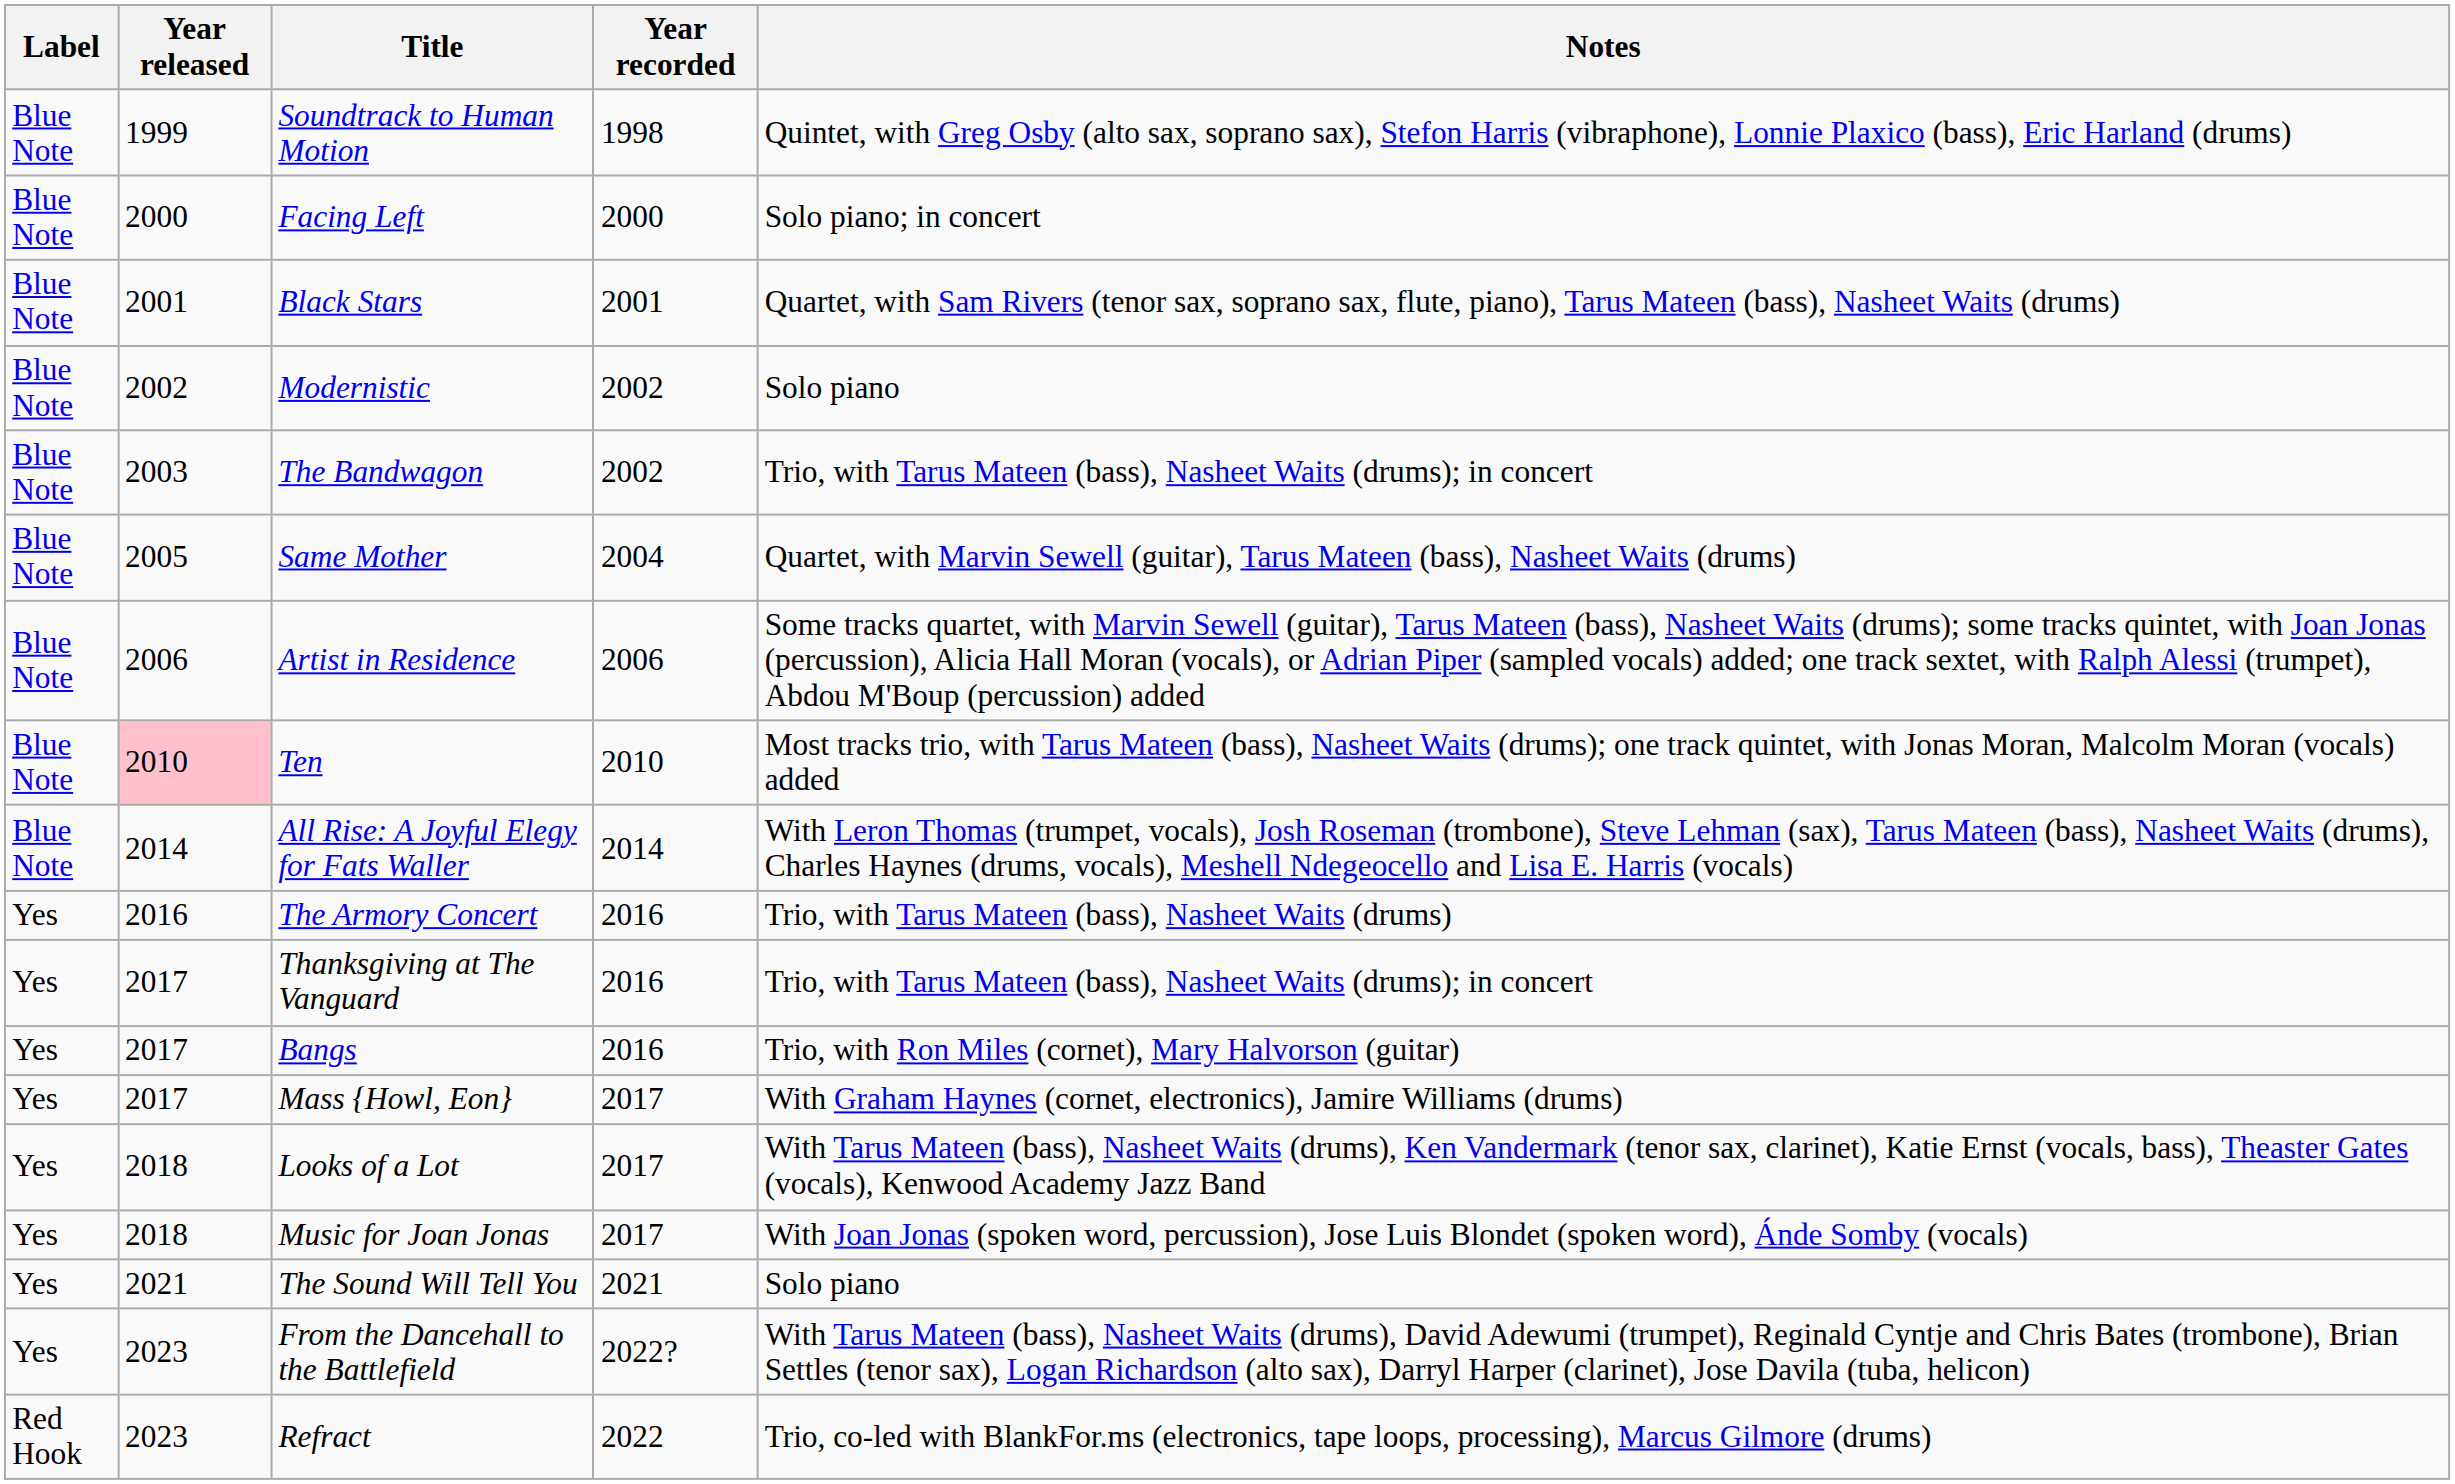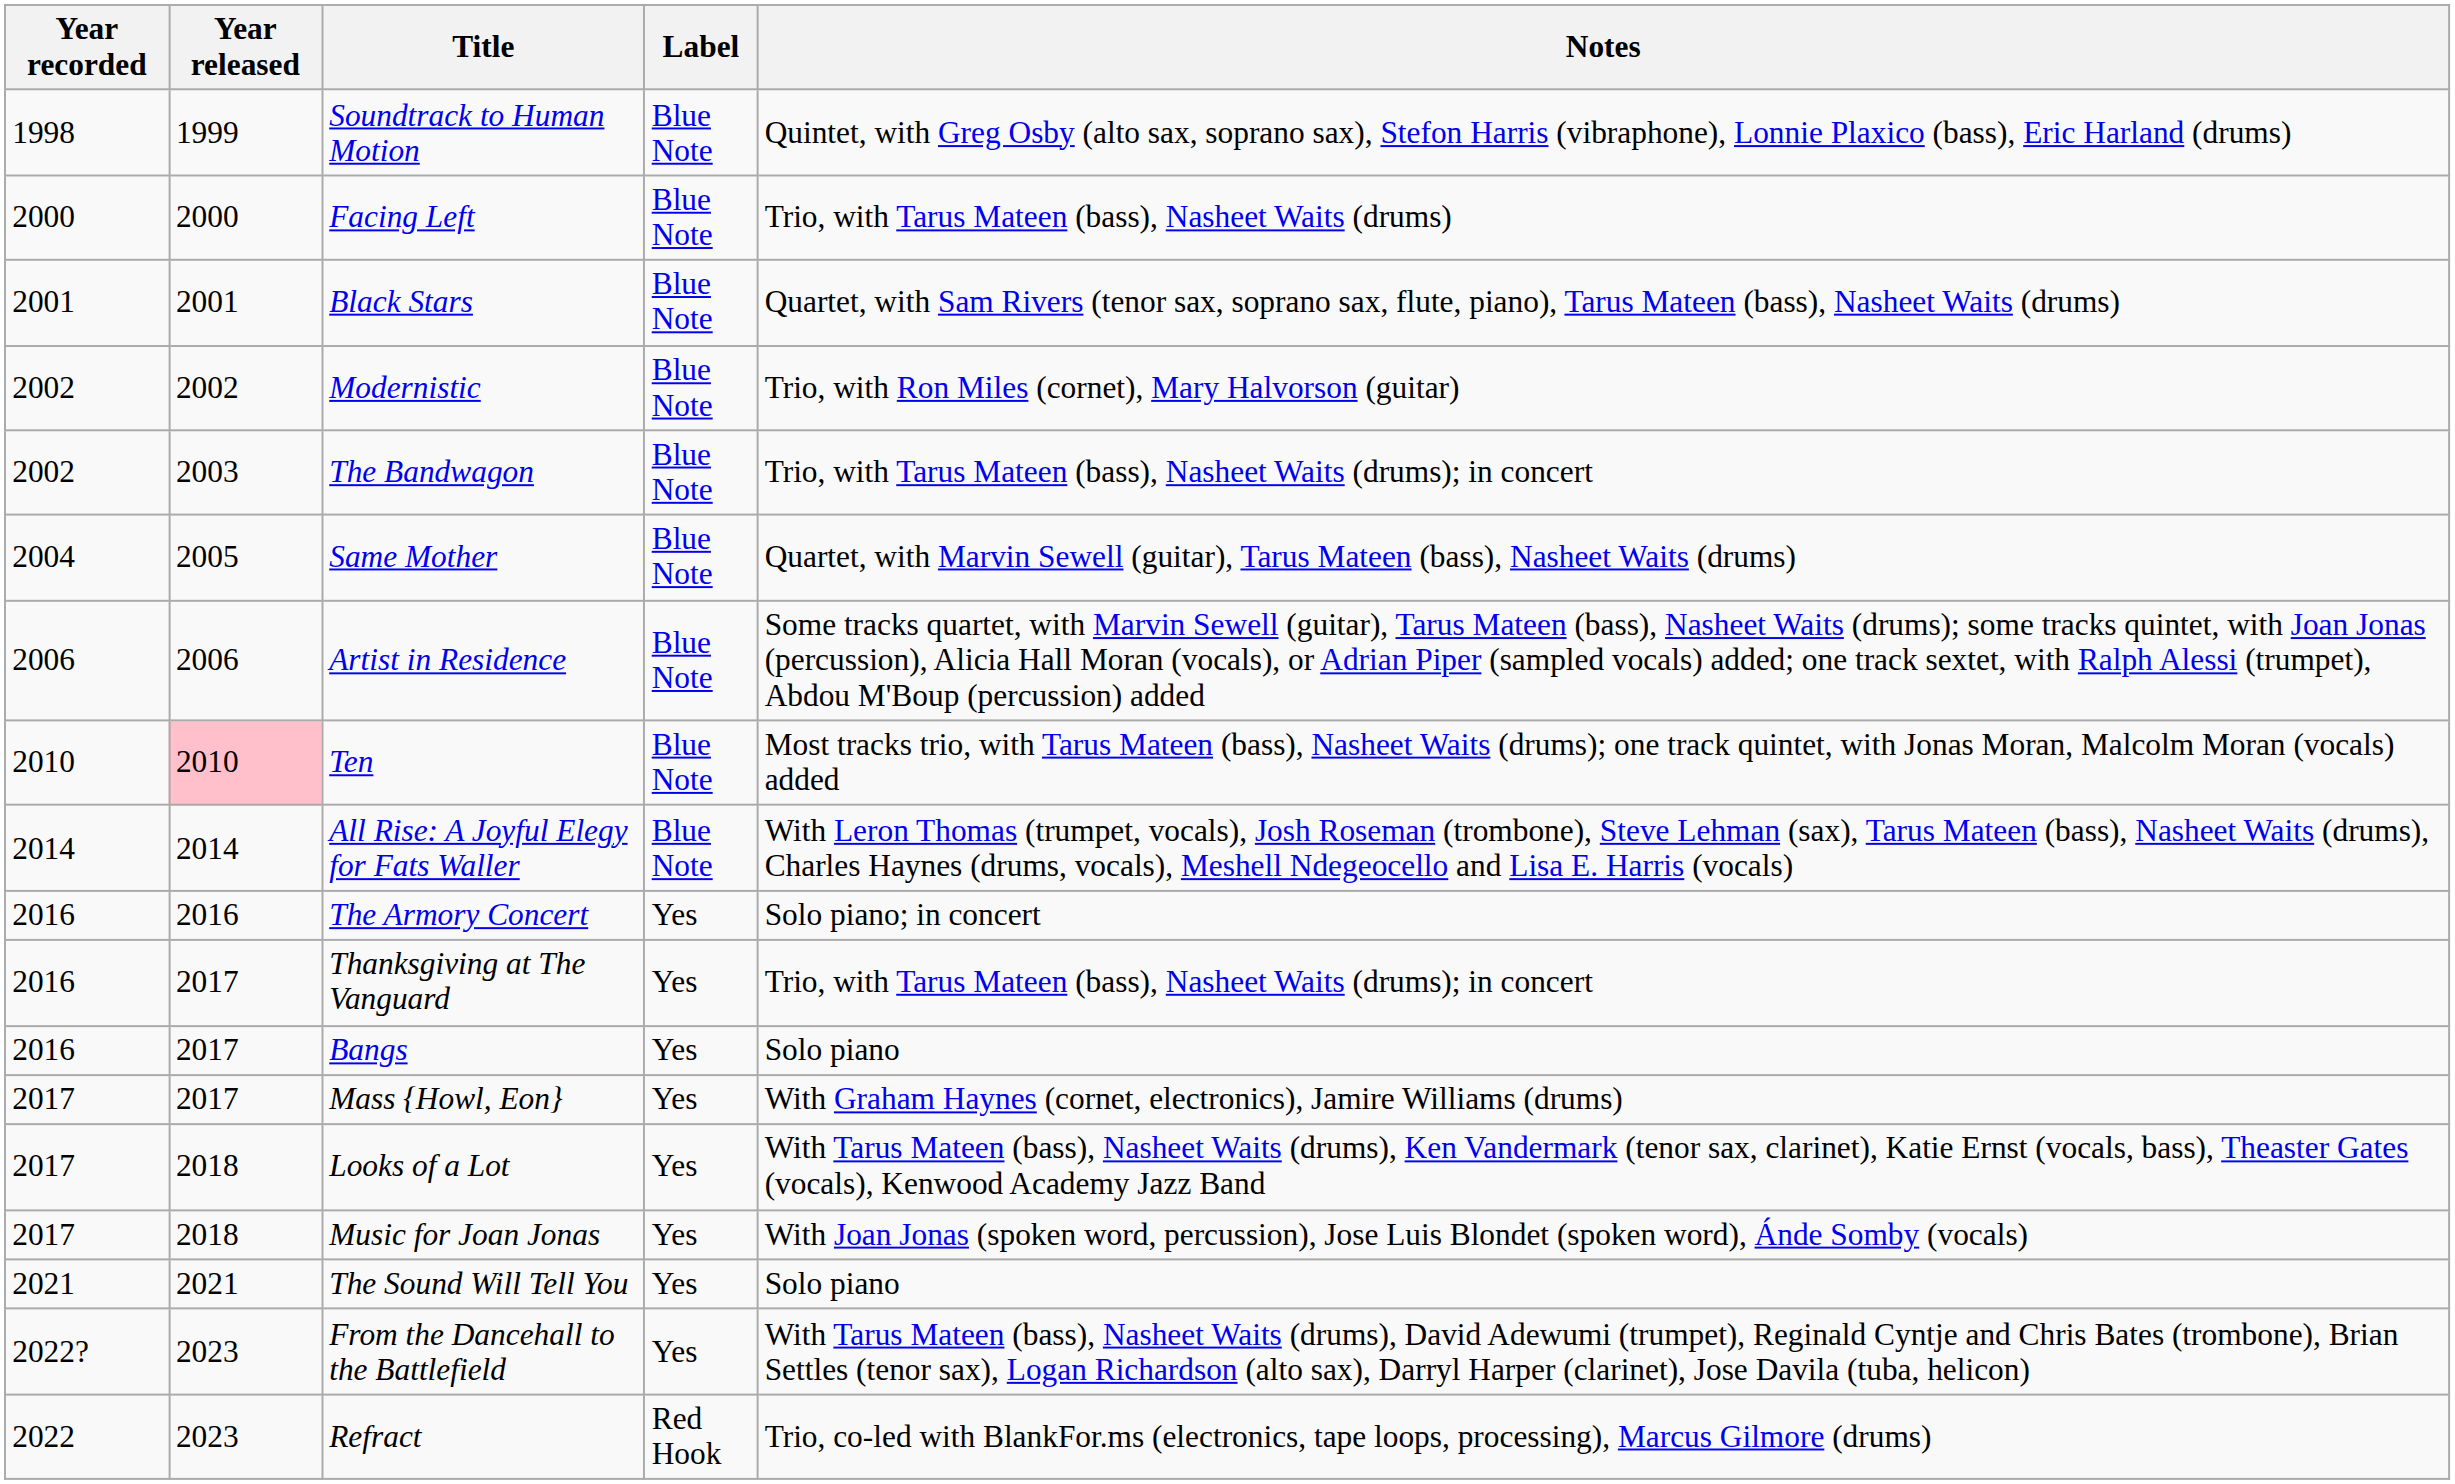columns swapped: (676, 47) <-> (61, 47)
(903, 217) Solo piano; in concert -> (1108, 217) Trio, with Tarus Mateen (bass), Nasheet Waits (drums)
(832, 387) Solo piano -> (1112, 387) Trio, with Ron Miles (cornet), Mary Halvorson (guitar)
(1108, 914) Trio, with Tarus Mateen (bass), Nasheet Waits (drums) -> (903, 914) Solo piano; in concert
(1112, 1049) Trio, with Ron Miles (cornet), Mary Halvorson (guitar) -> (832, 1049) Solo piano
